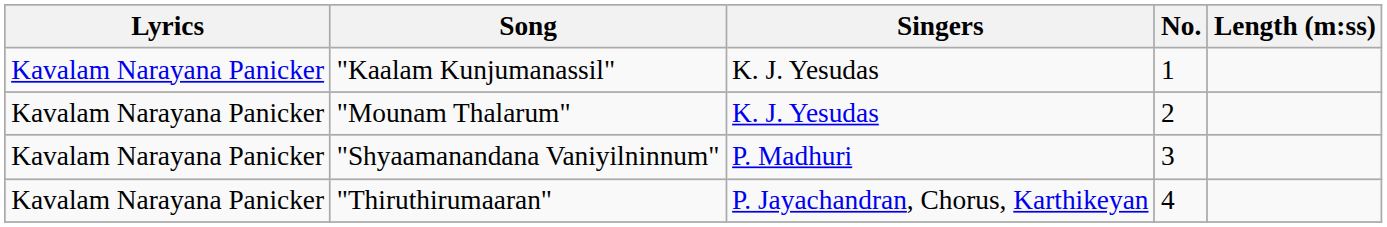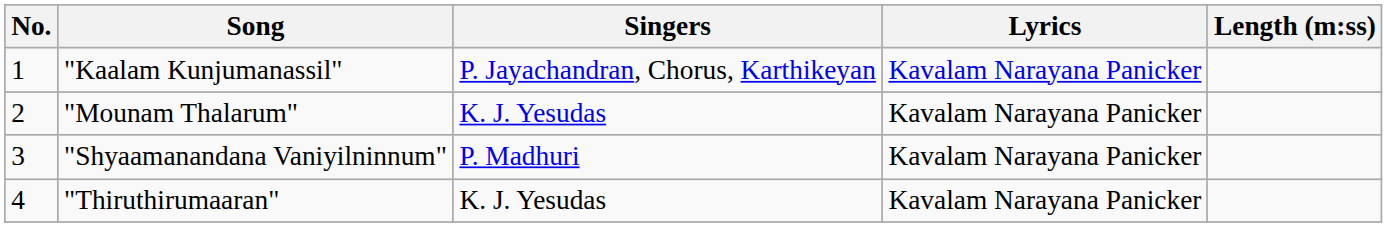columns swapped: (1181, 26) <-> (168, 26)
(805, 69) K. J. Yesudas -> (668, 69) P. Jayachandran, Chorus, Karthikeyan
(940, 199) P. Jayachandran, Chorus, Karthikeyan -> (533, 199) K. J. Yesudas
